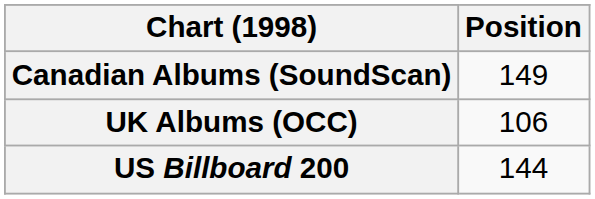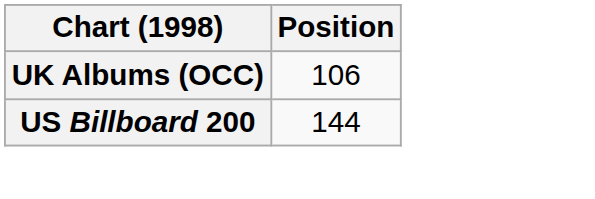- row: (232, 74)
